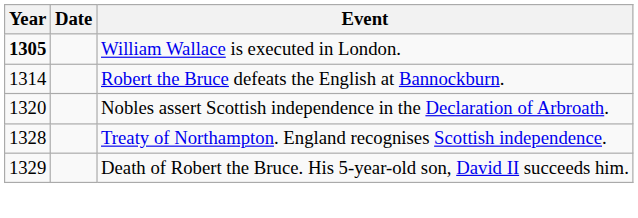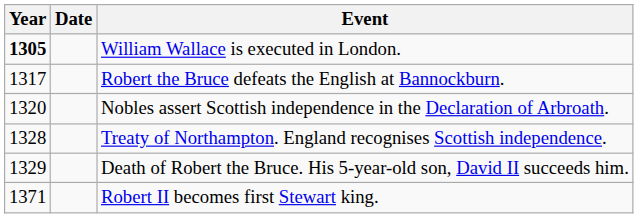(28, 78) 1314 -> (28, 78) 1317
+ row: (240, 197)
